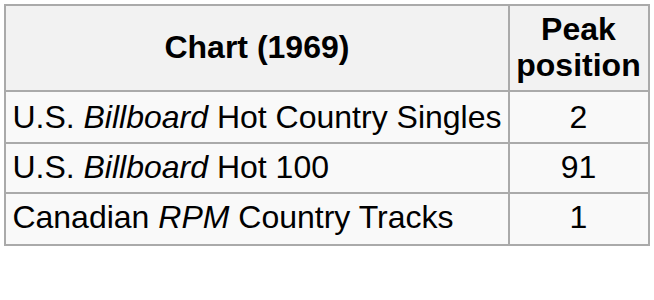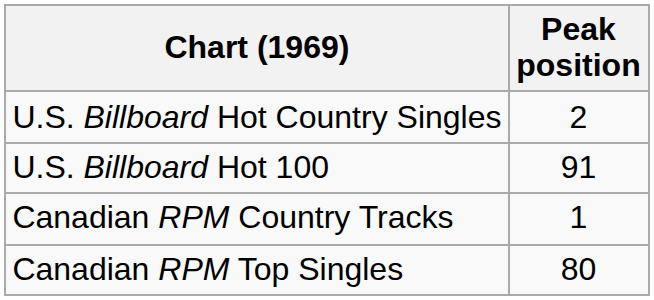+ row: (208, 268)
